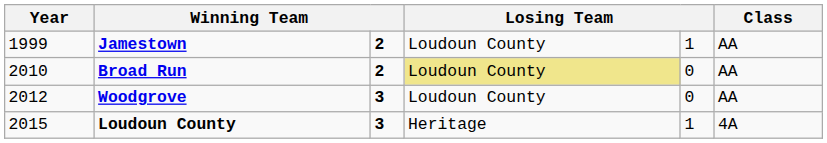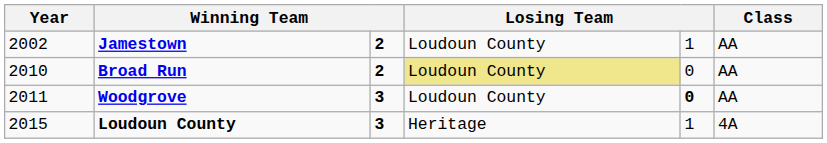(28, 45) 1999 -> (28, 45) 2002
(28, 98) 2012 -> (28, 98) 2011
(689, 98) normal -> (689, 98) bold
